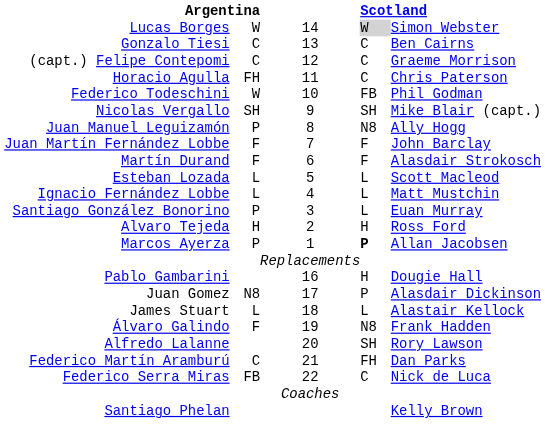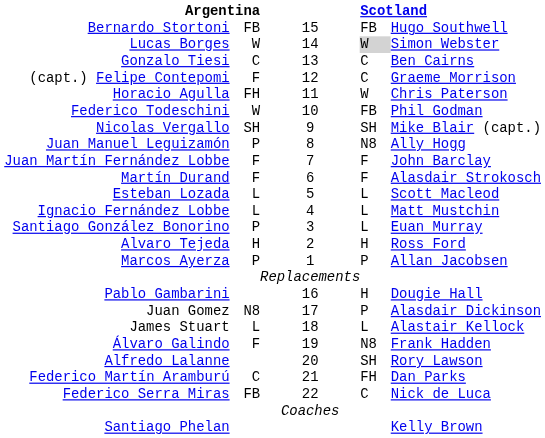+ row: (159, 28)
(256, 61) C -> (256, 78) F
(364, 78) C -> (364, 95) W
(364, 245) bold -> (364, 261) normal
